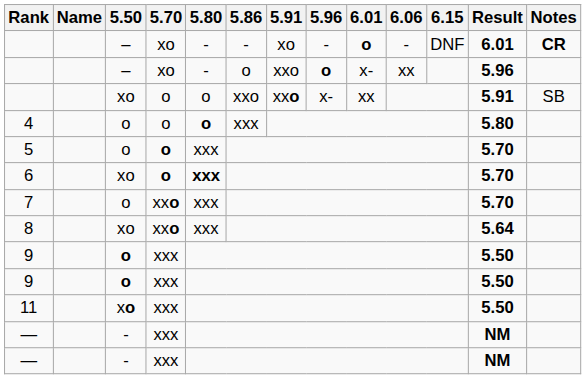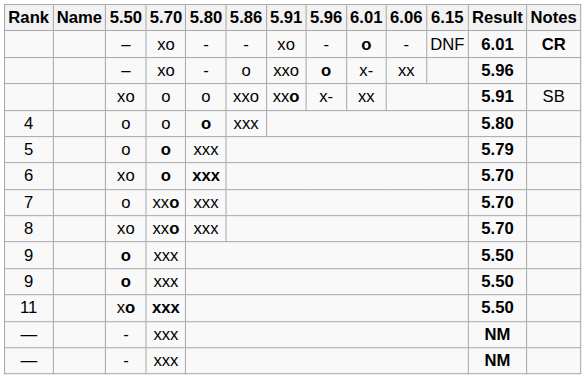(497, 149) 5.70 -> (497, 149) 5.79
(497, 228) 5.64 -> (497, 228) 5.70
(166, 307) normal -> (166, 307) bold
